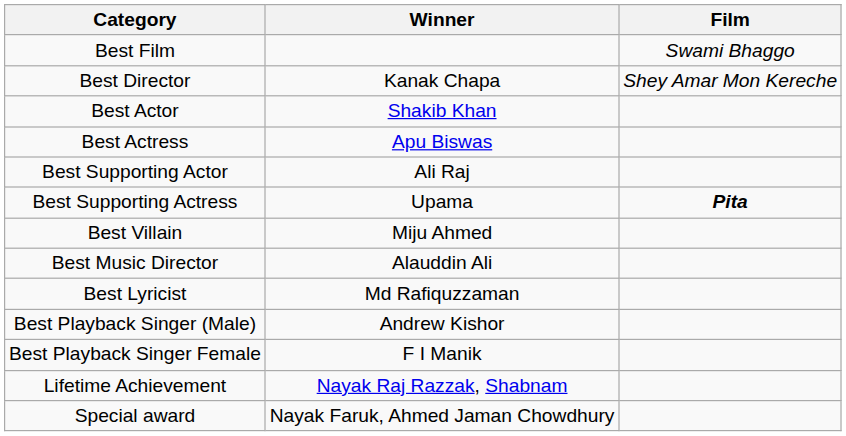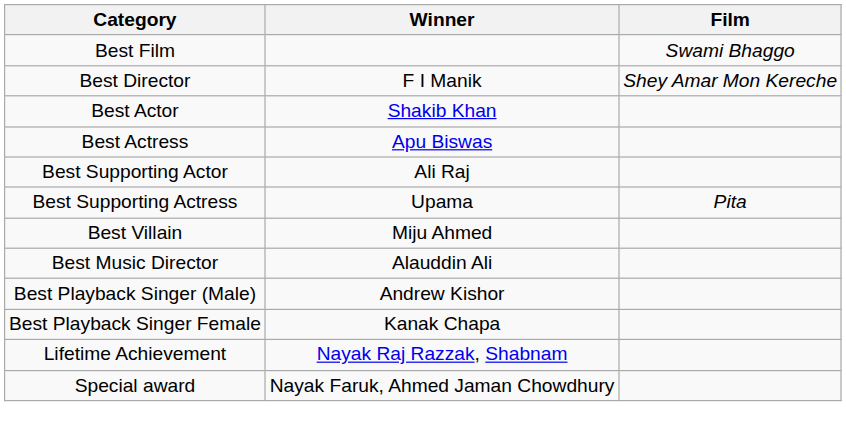(442, 80) Kanak Chapa -> (442, 80) F I Manik
(730, 202) bold -> (730, 202) normal
- row: (135, 293)
(442, 354) F I Manik -> (442, 324) Kanak Chapa
